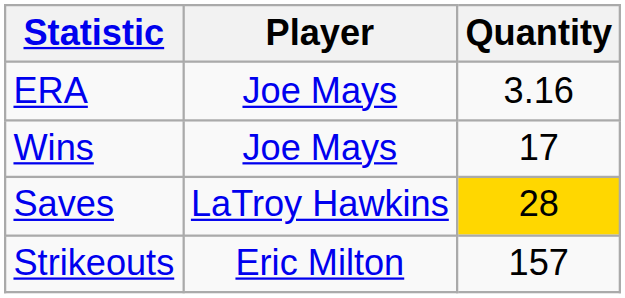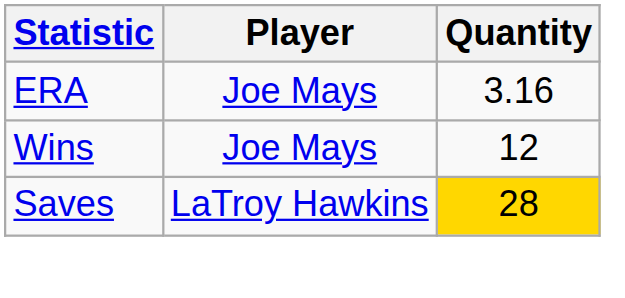(539, 147) 17 -> (519, 147) 12
- row: (94, 262)
